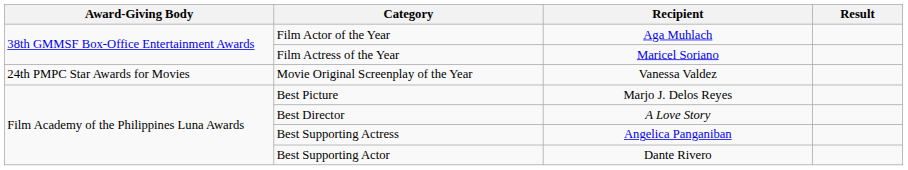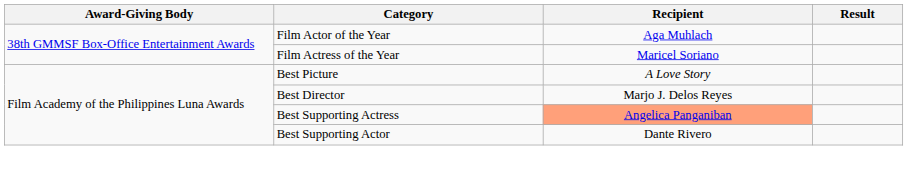- row: (375, 74)
(678, 94) Marjo J. Delos Reyes -> (678, 74) A Love Story
(678, 114) A Love Story -> (678, 94) Marjo J. Delos Reyes
(678, 134) no background -> (678, 114) lightsalmon background
